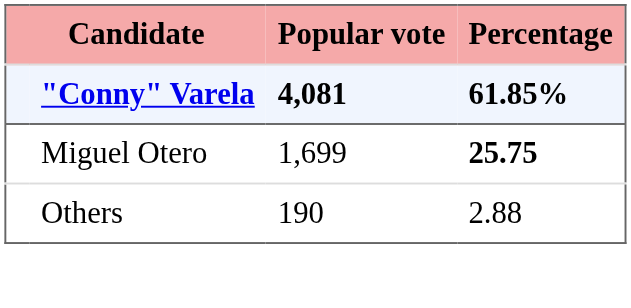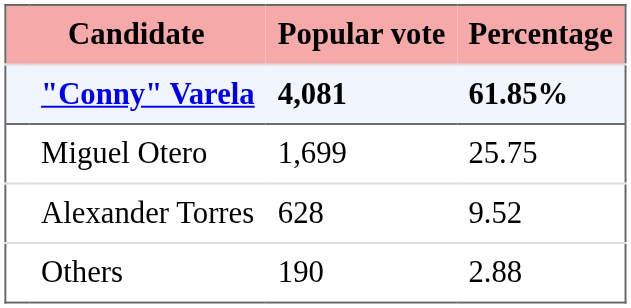(503, 153) bold -> (503, 153) normal
+ row: (148, 212)
